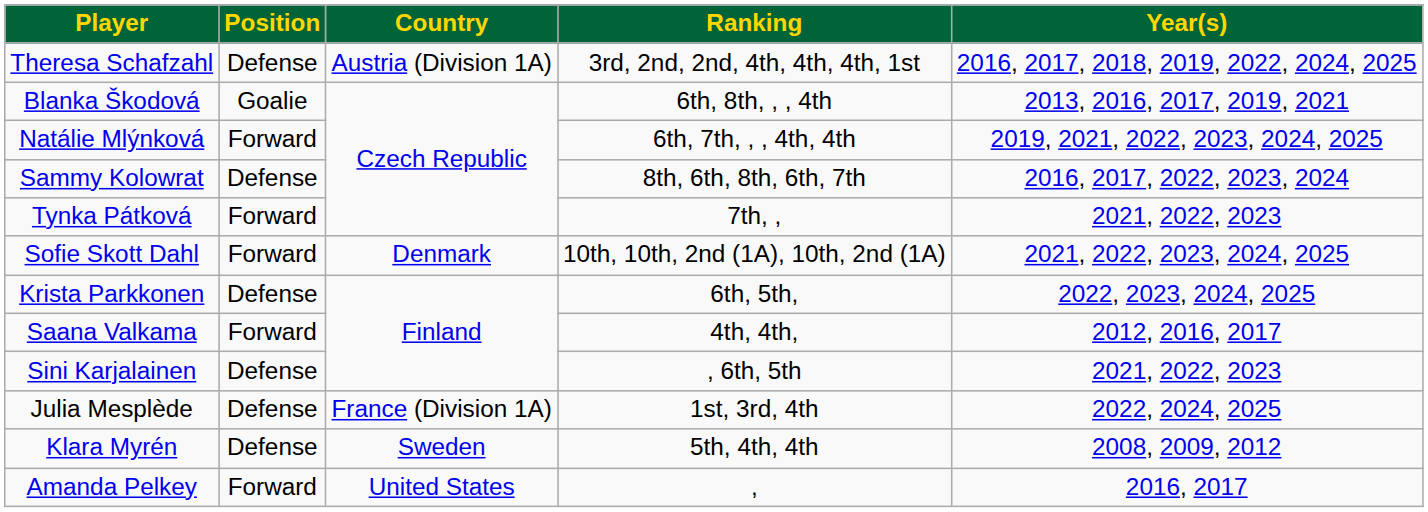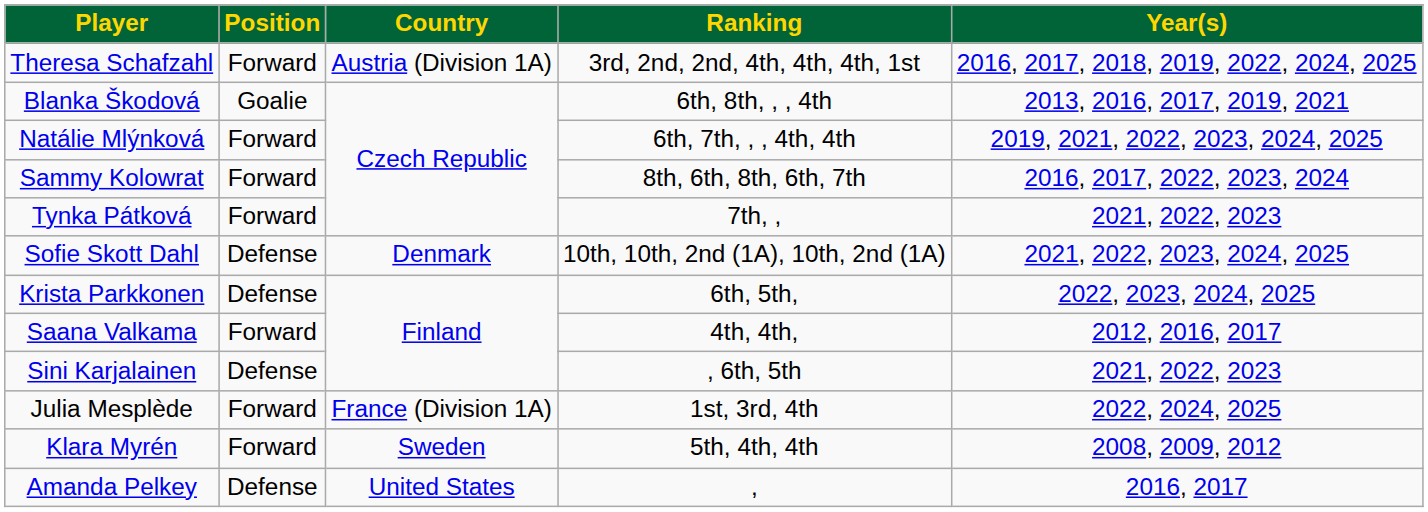(272, 62) Defense -> (272, 62) Forward
(272, 178) Defense -> (272, 178) Forward
(272, 255) Forward -> (272, 255) Defense
(272, 409) Defense -> (272, 409) Forward
(272, 448) Defense -> (272, 448) Forward
(272, 486) Forward -> (272, 486) Defense
